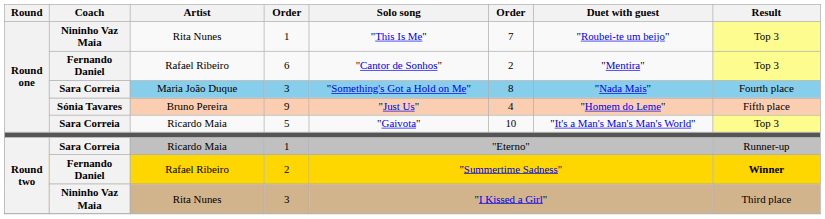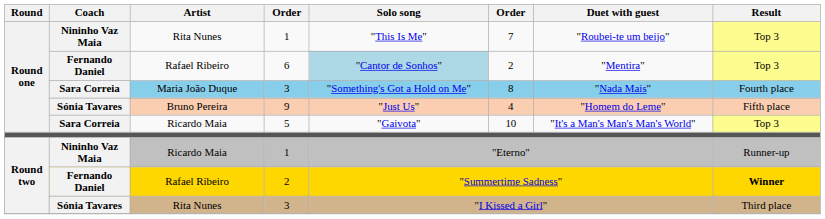(399, 65) no background -> (399, 65) lightblue background
(89, 146) Sara Correia -> (89, 152) Nininho Vaz Maia
(89, 199) Nininho Vaz Maia -> (89, 205) Sónia Tavares
